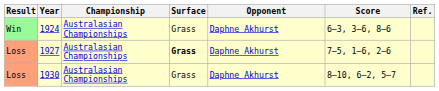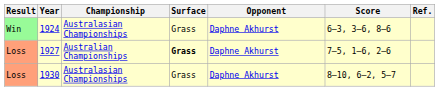(95, 52) Australasian Championships -> (95, 52) Australian Championships
